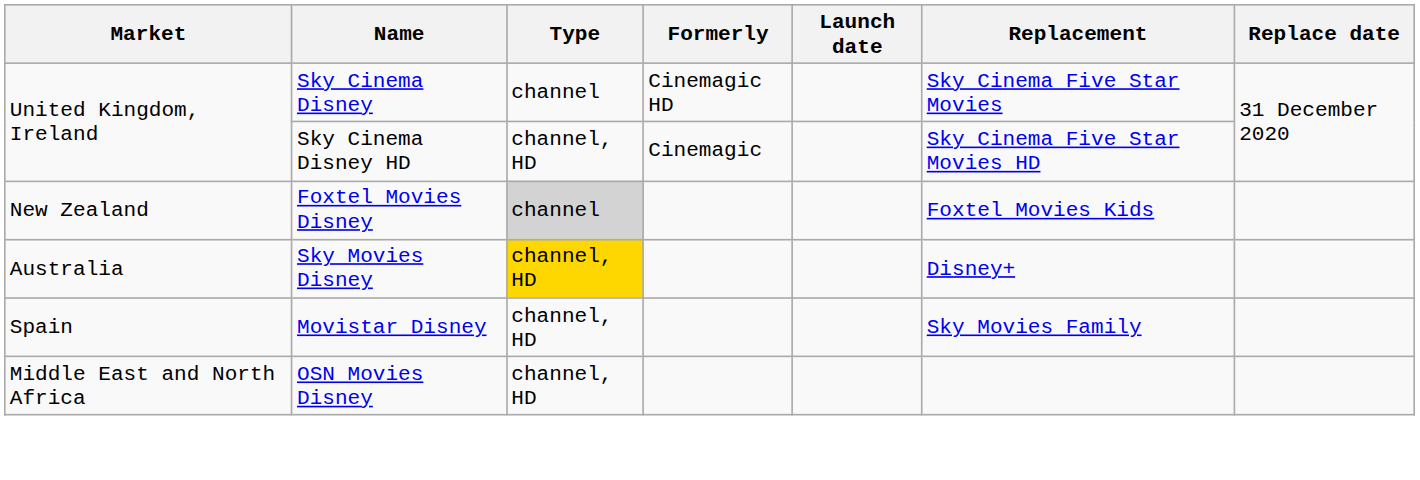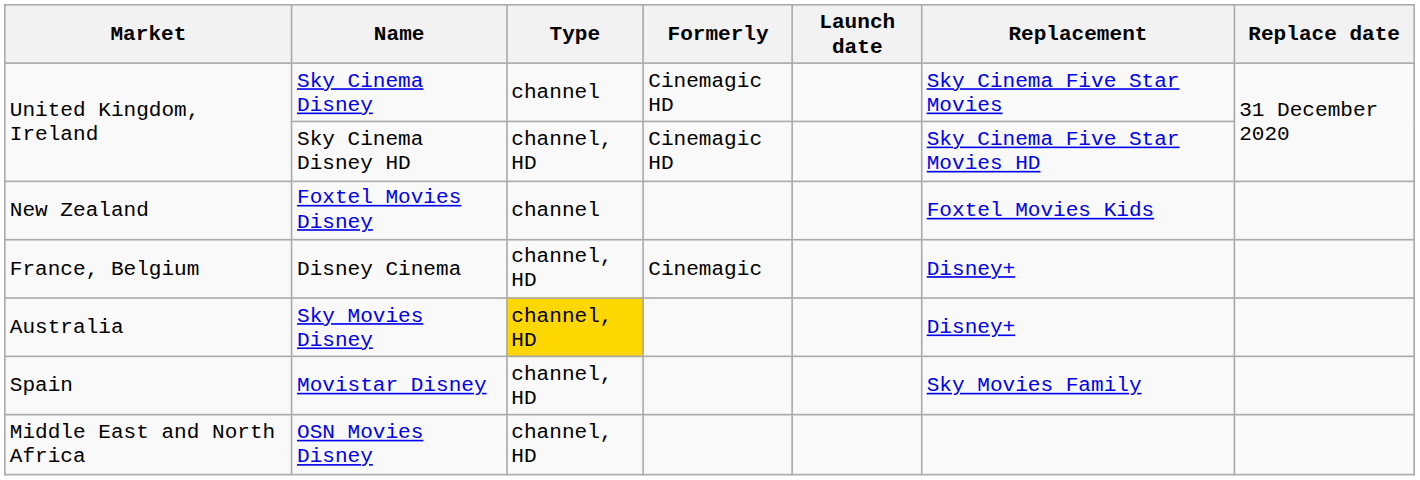(705, 151) Cinemagic -> (705, 151) Cinemagic HD
(556, 210) lightgrey background -> (556, 210) no background
+ row: (379, 269)
